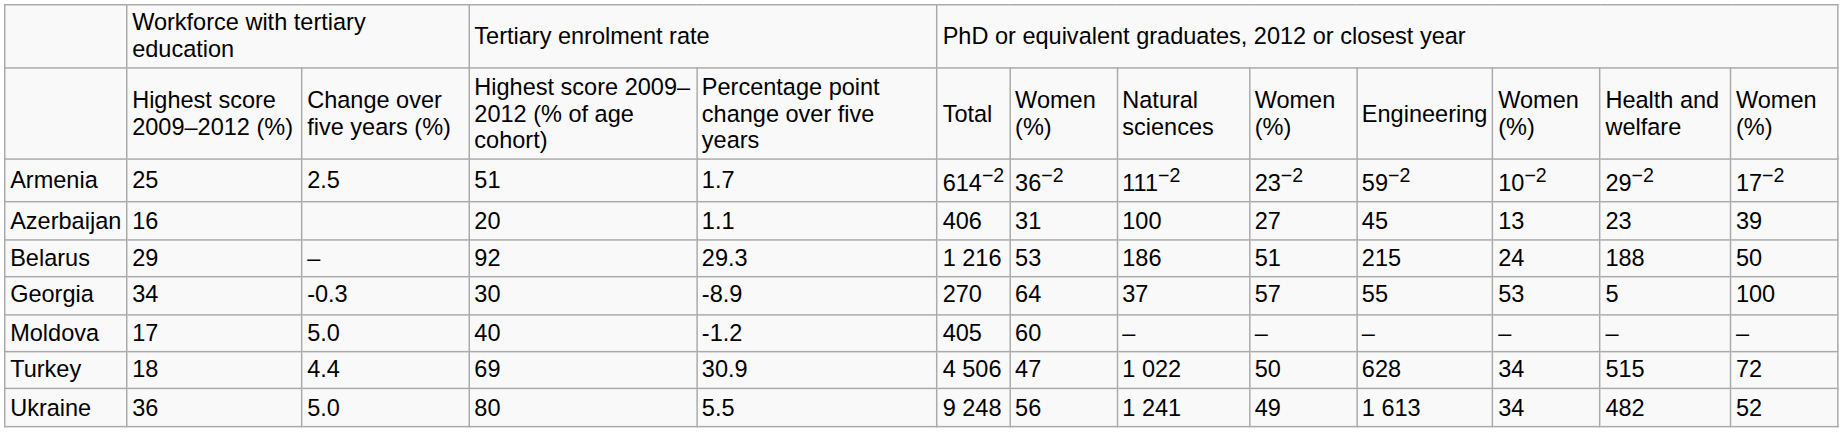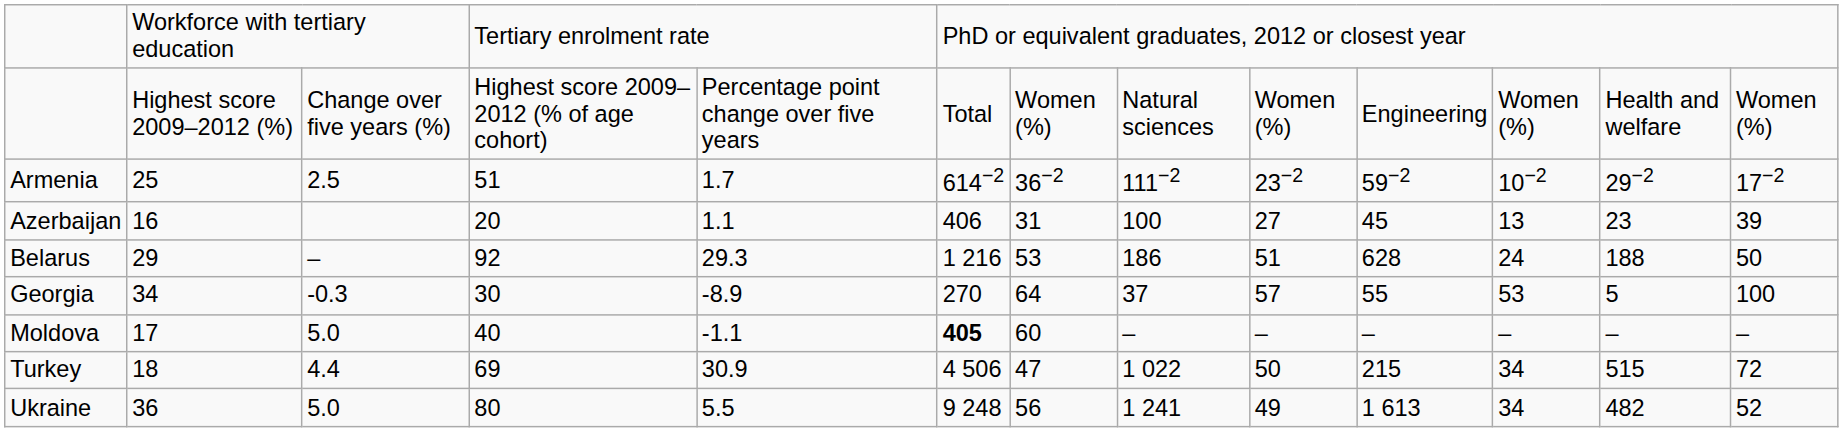(1381, 258) 215 -> (1381, 258) 628
(722, 332) -1.2 -> (722, 332) -1.1
(962, 332) normal -> (962, 332) bold
(1381, 370) 628 -> (1381, 370) 215
